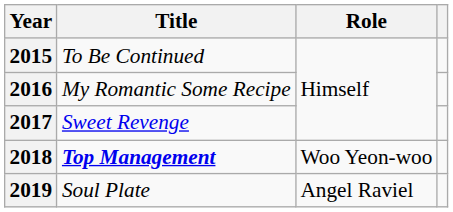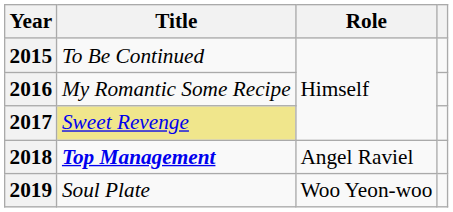(125, 122) no background -> (125, 122) khaki background
(366, 156) Woo Yeon-woo -> (357, 156) Angel Raviel
(357, 190) Angel Raviel -> (366, 190) Woo Yeon-woo
